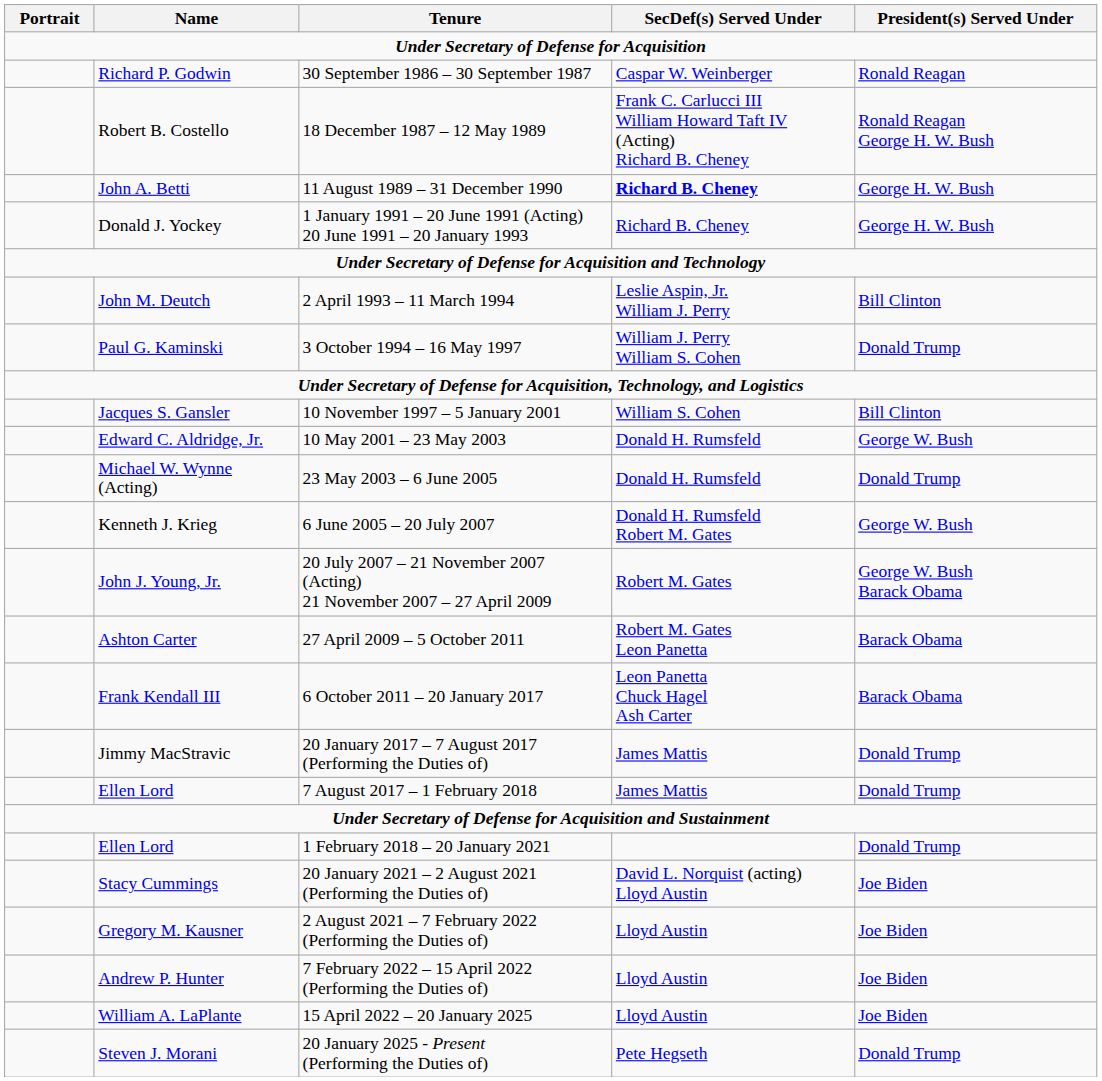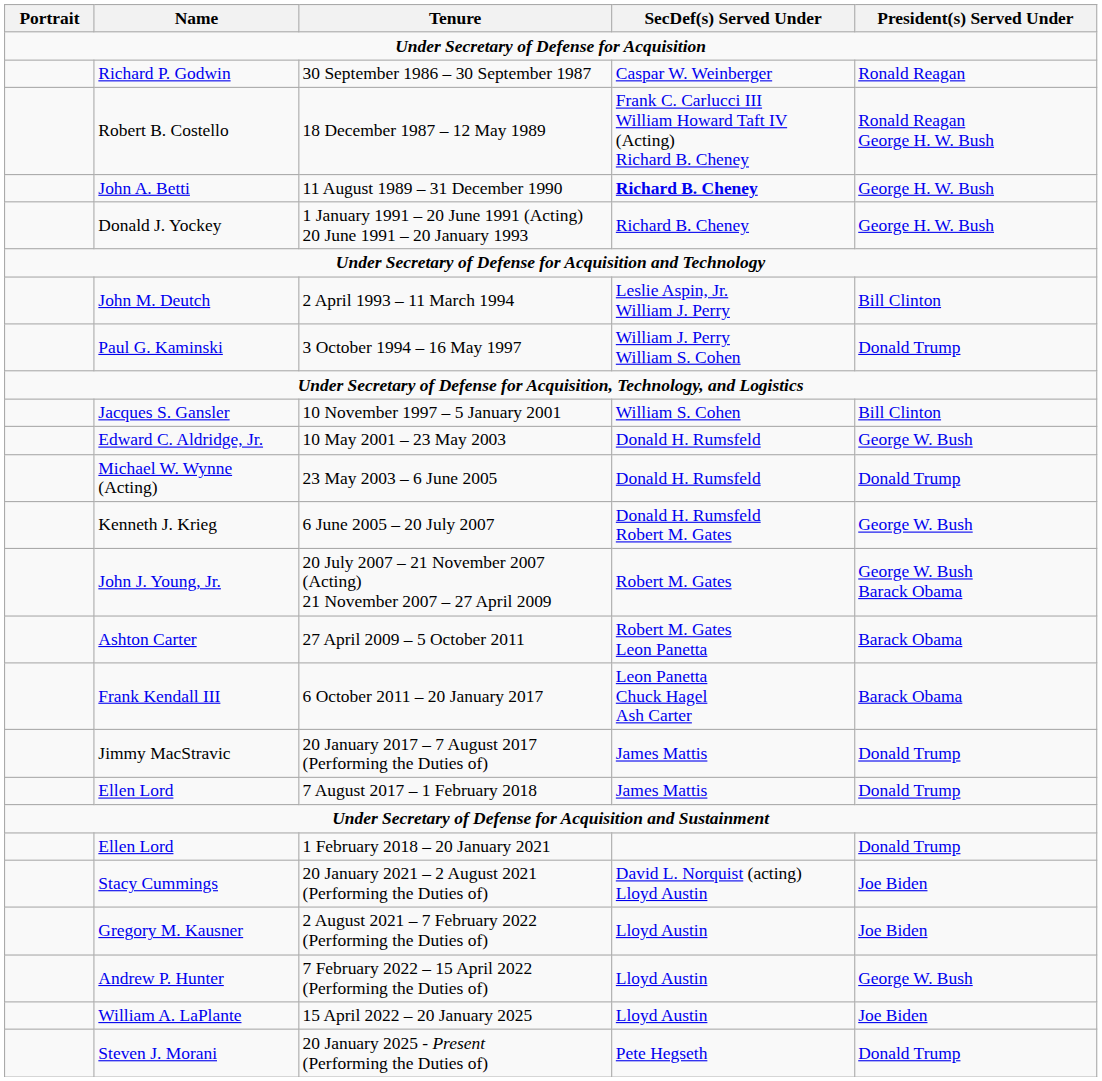(893, 978) Joe Biden -> (915, 978) George W. Bush
